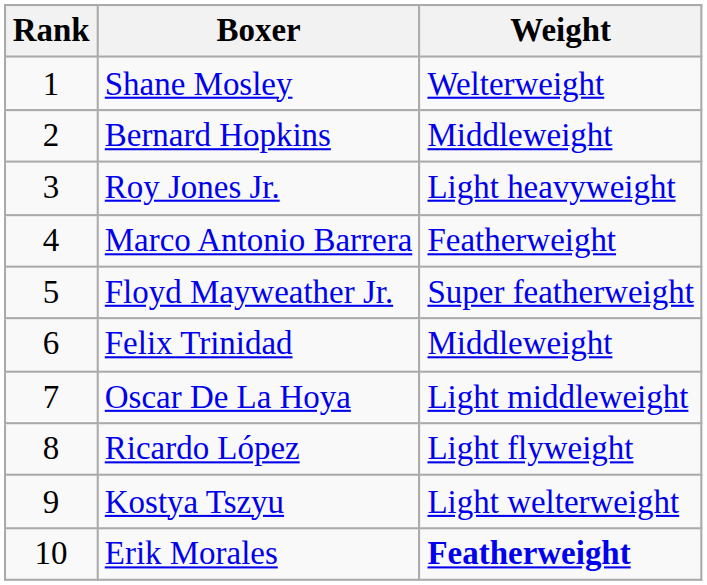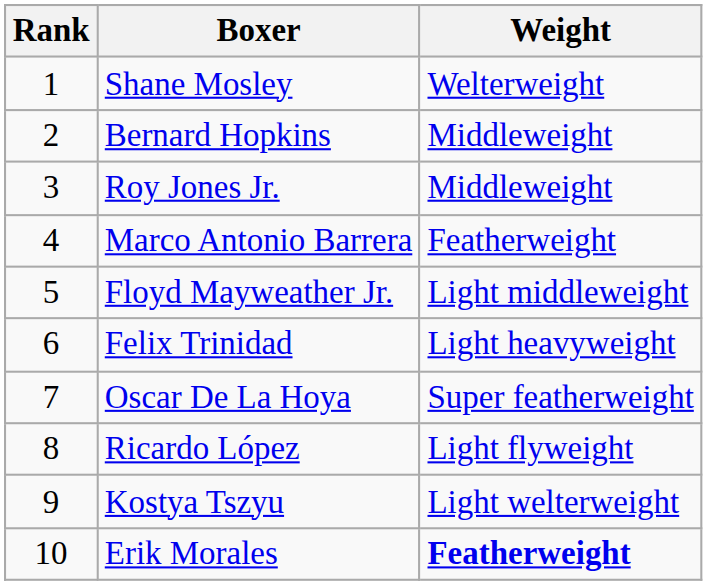(552, 187) Light heavyweight -> (520, 187) Middleweight
(561, 291) Super featherweight -> (558, 291) Light middleweight
(520, 344) Middleweight -> (552, 344) Light heavyweight
(558, 396) Light middleweight -> (561, 396) Super featherweight
